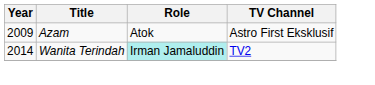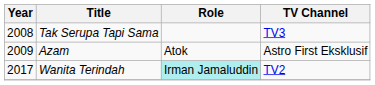+ row: (99, 32)
(20, 51) 2014 -> (20, 70) 2017
